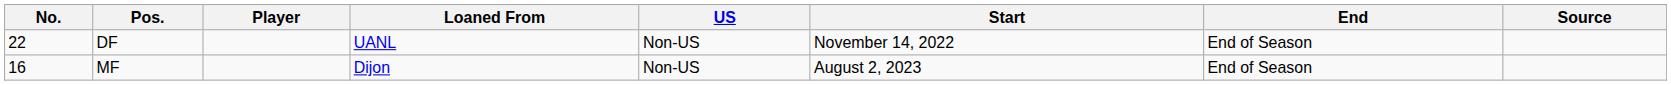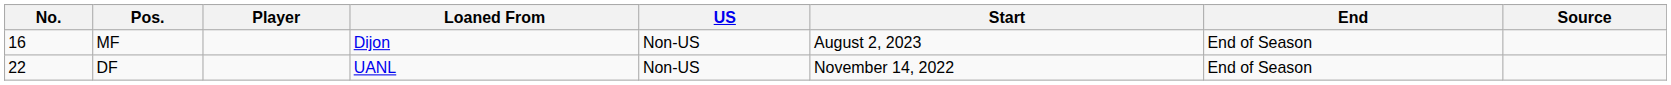rows swapped: (107, 43) <-> (108, 68)
